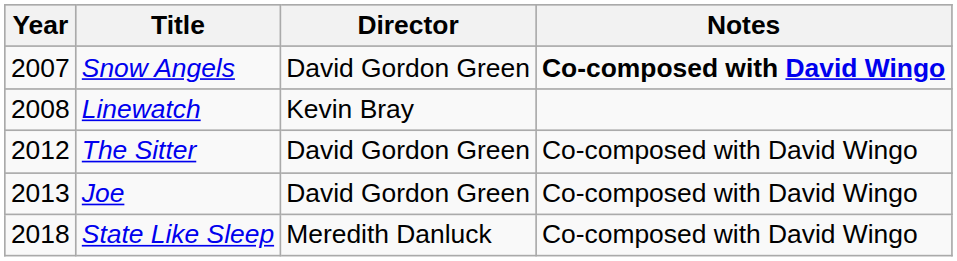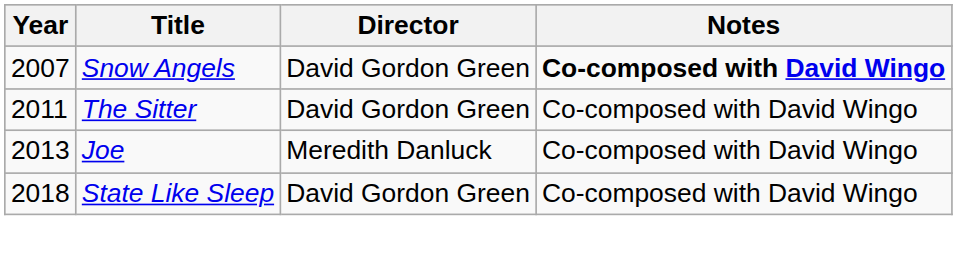- row: (141, 109)
(40, 151) 2012 -> (39, 109) 2011
(408, 192) David Gordon Green -> (389, 151) Meredith Danluck
(389, 234) Meredith Danluck -> (408, 192) David Gordon Green
